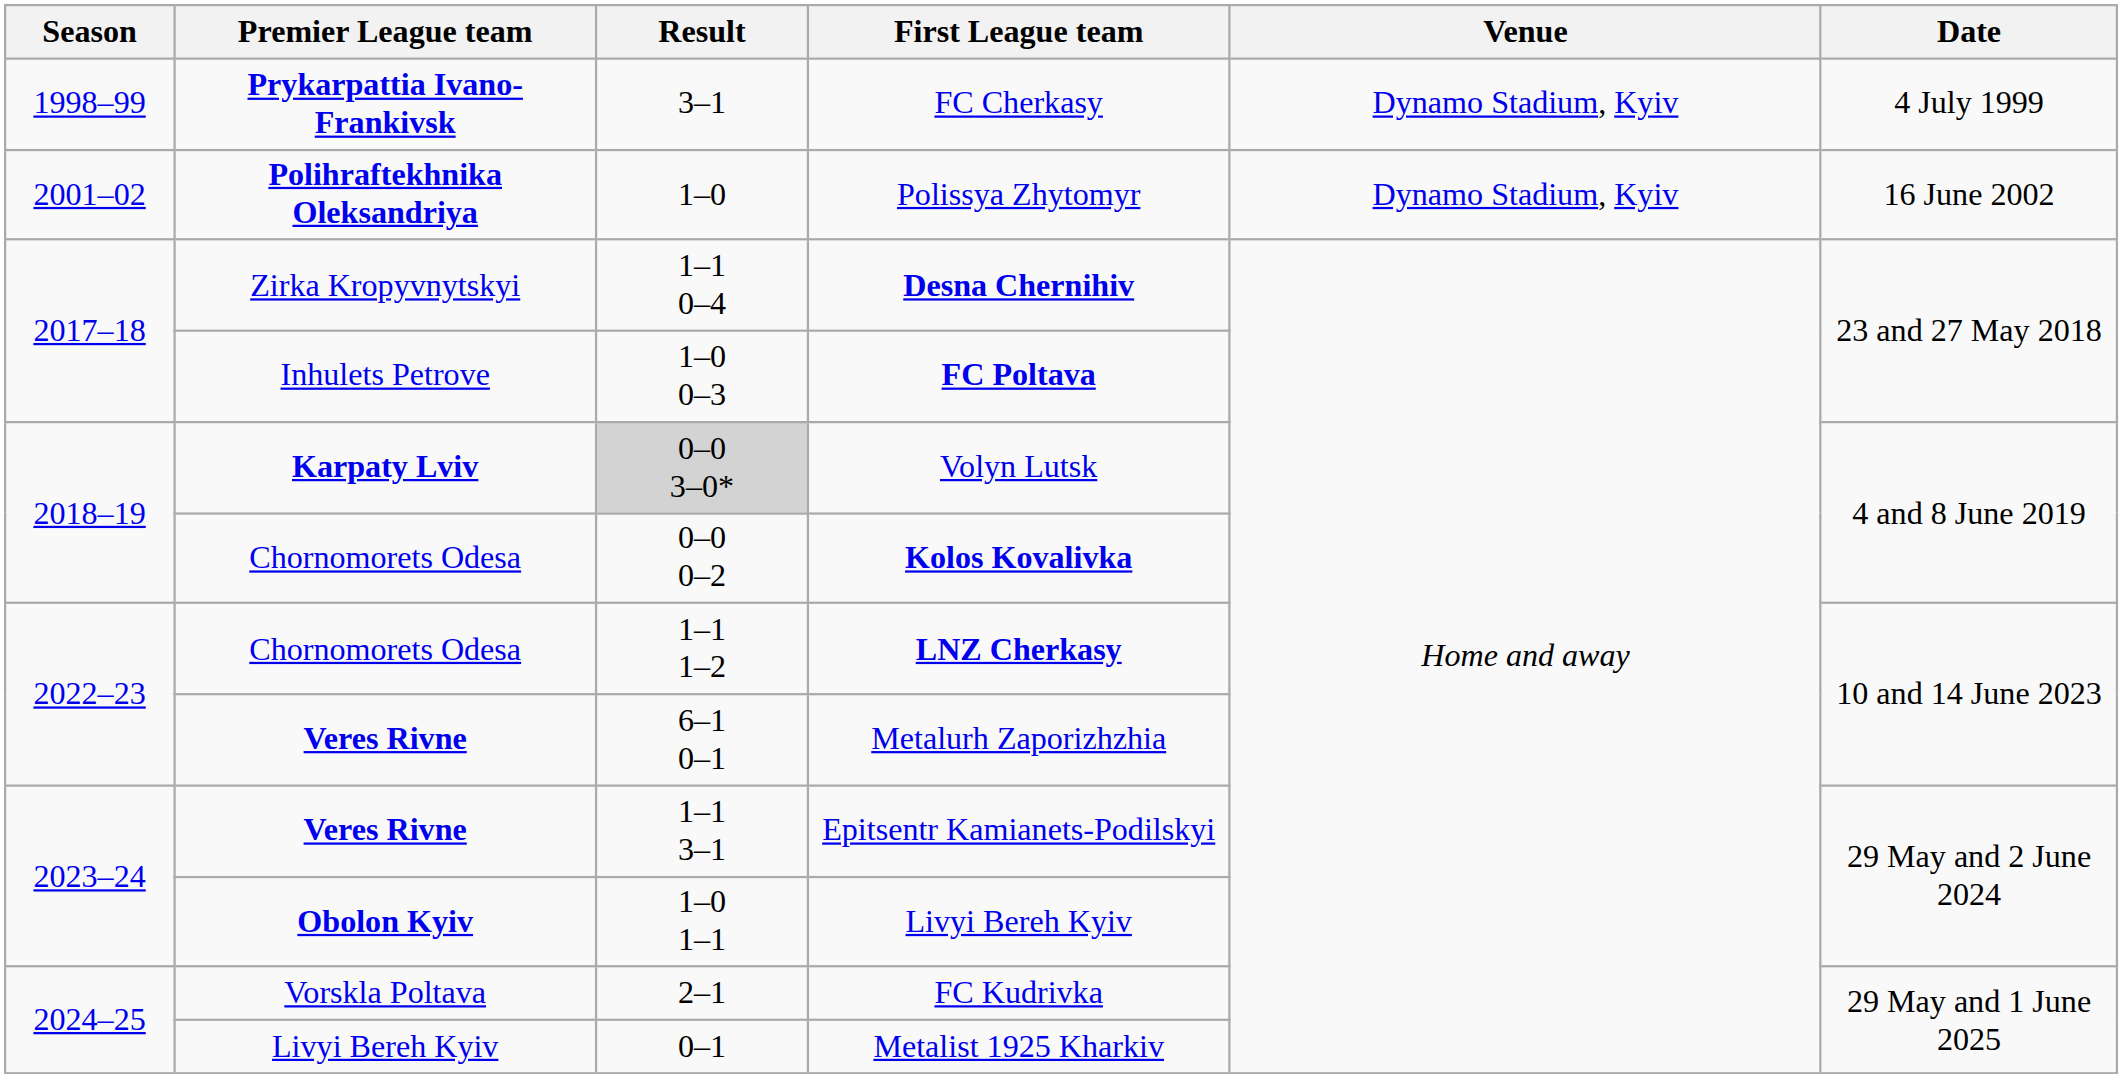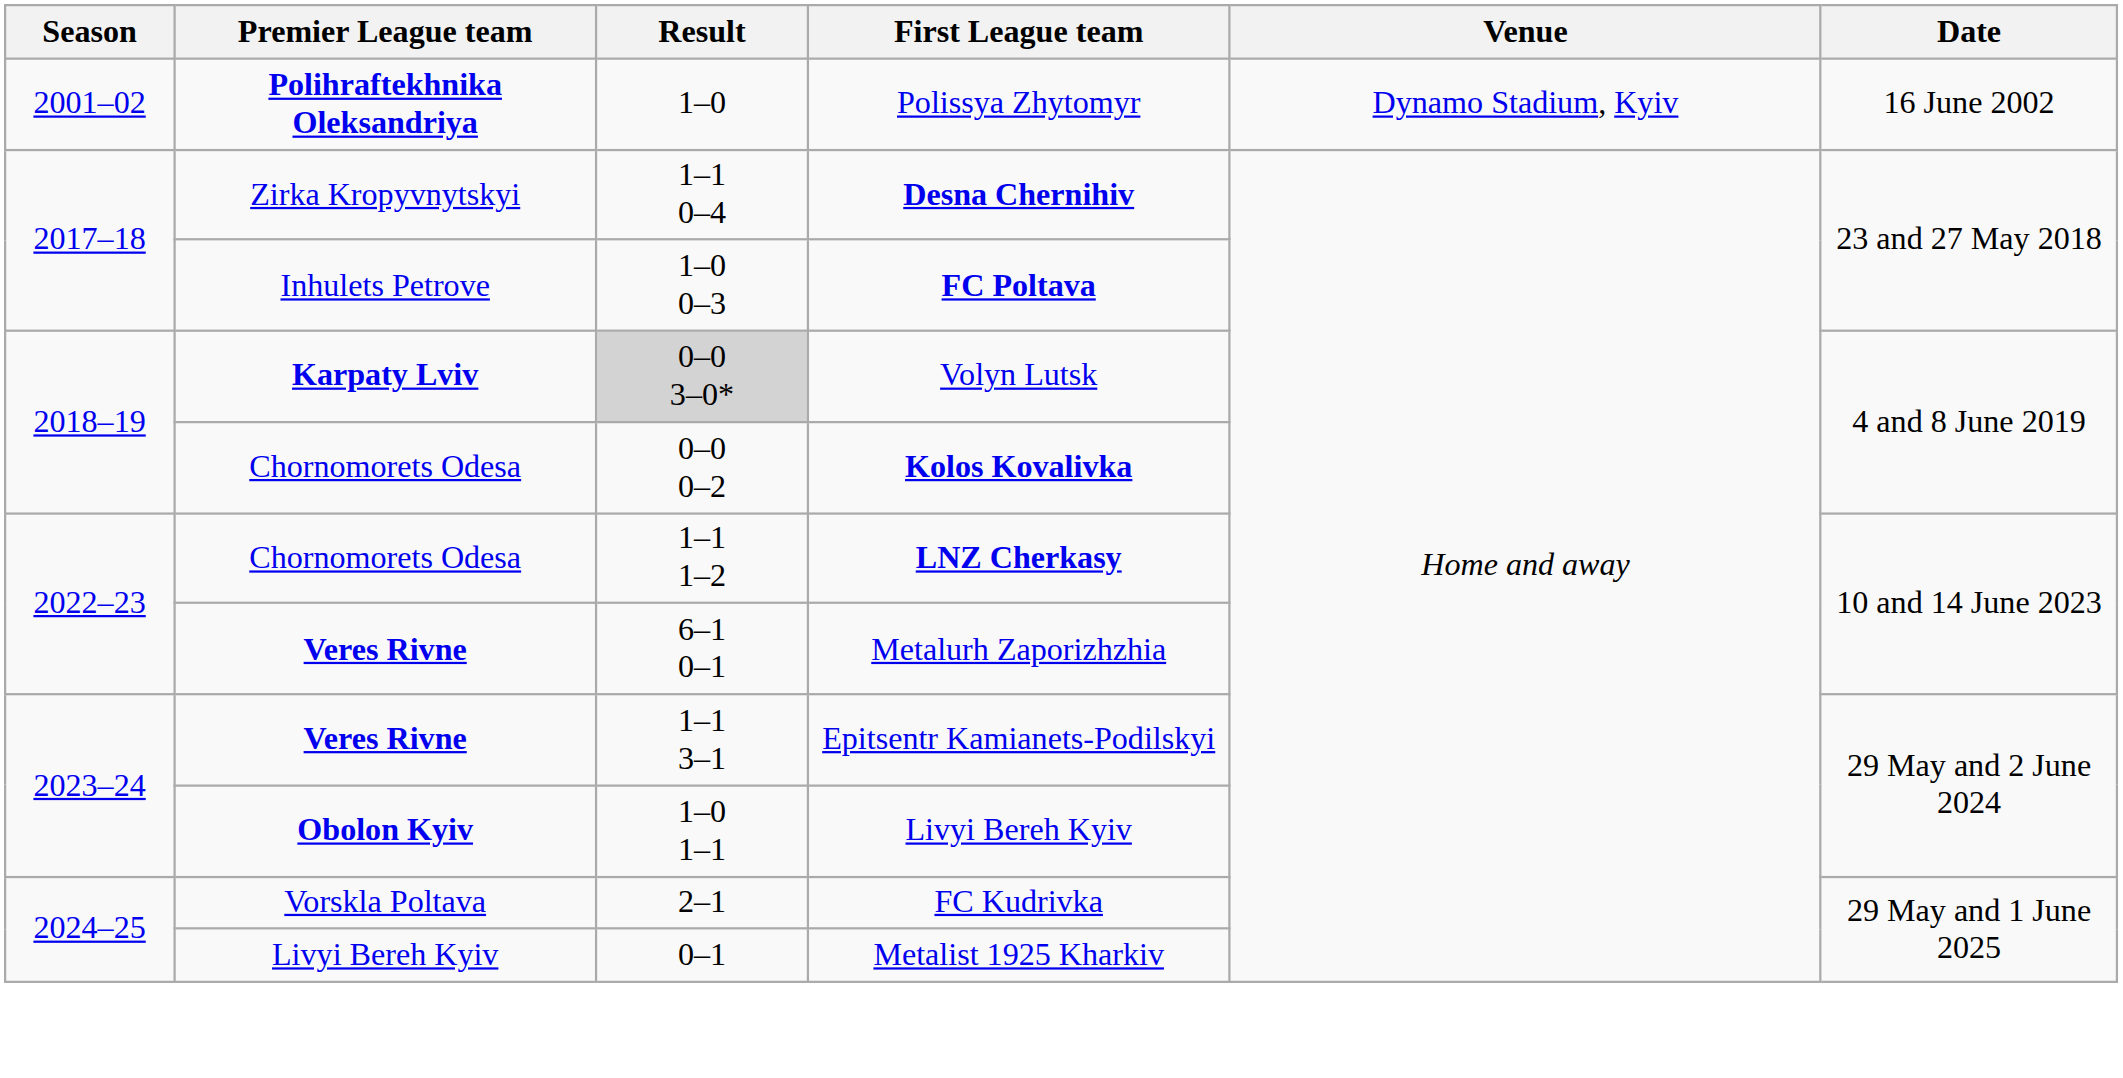- row: (1019, 103)
